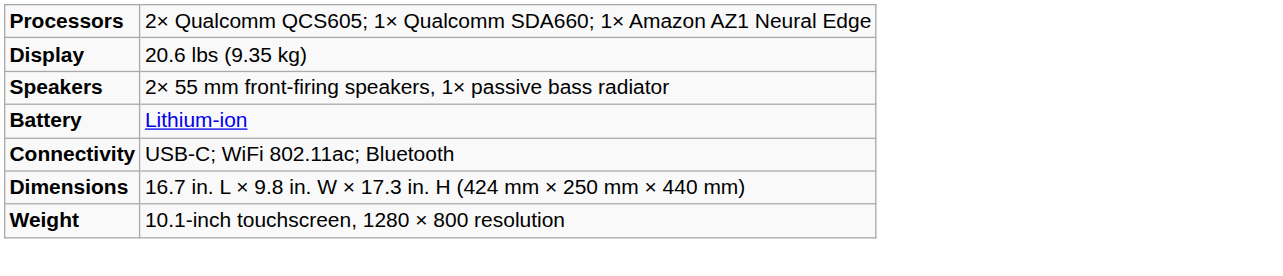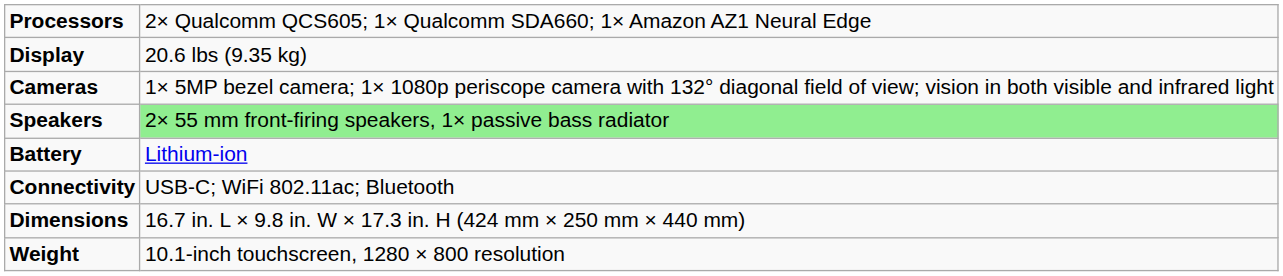+ row: (54, 87)
(407, 87) no background -> (407, 120) lightgreen background
